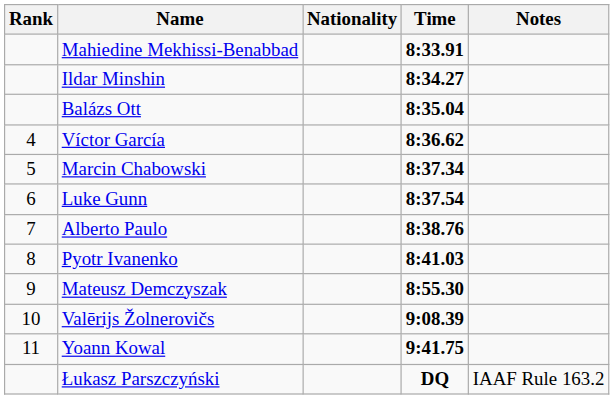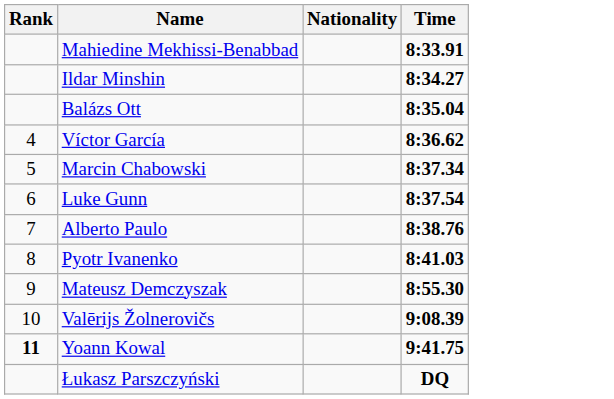- column: (539, 19)
(31, 348) normal -> (31, 348) bold
